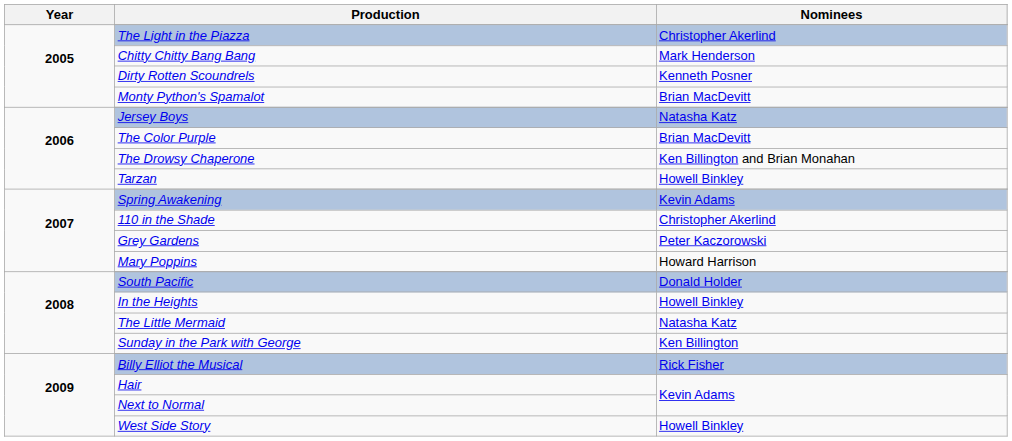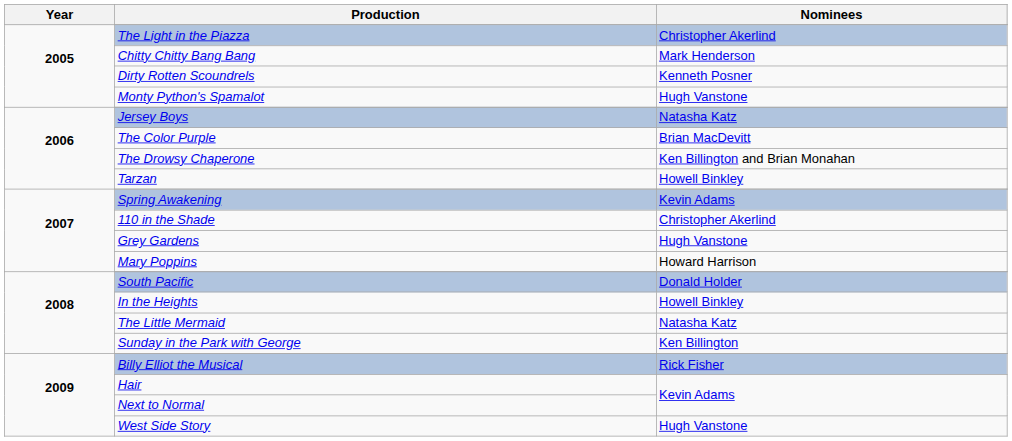(705, 96) Brian MacDevitt -> (703, 96) Hugh Vanstone
(713, 240) Peter Kaczorowski -> (703, 240) Hugh Vanstone
(701, 425) Howell Binkley -> (703, 425) Hugh Vanstone
